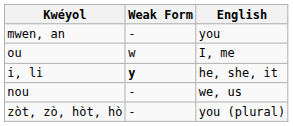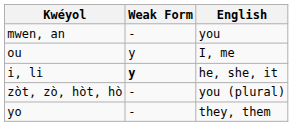(132, 53) w -> (132, 53) y
- row: (18, 92)
+ row: (15, 112)
